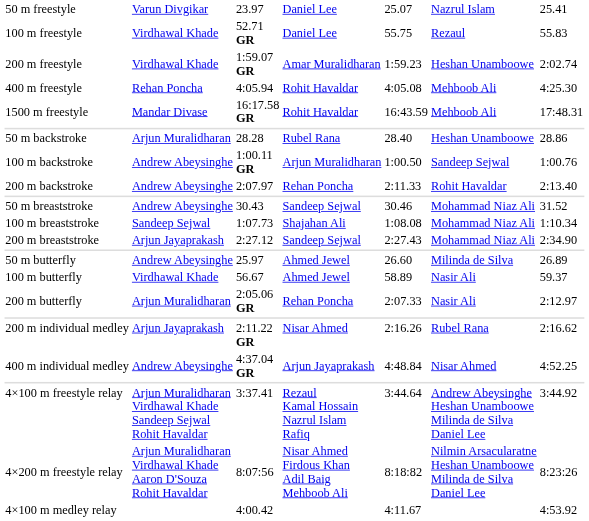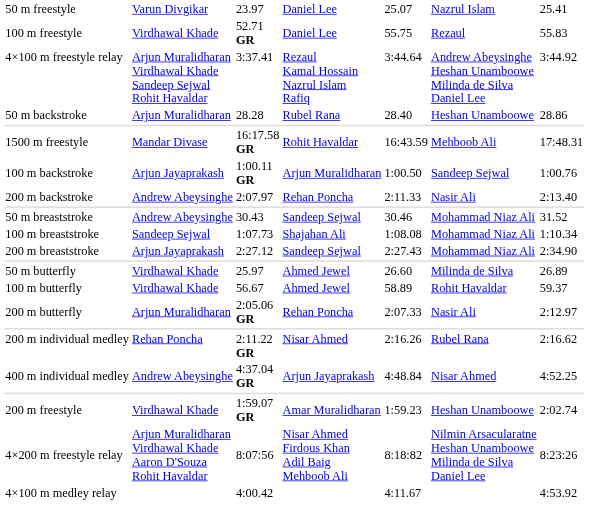rows swapped: (44, 64) <-> (64, 392)
- row: (44, 87)
rows swapped: (47, 111) <-> (46, 138)
(182, 162) Andrew Abeysinghe -> (178, 173) Arjun Jayaprakash
(469, 186) Rohit Havaldar -> (453, 197) Nasir Ali
(182, 260) Andrew Abeysinghe -> (175, 271) Virdhawal Khade
(453, 277) Nasir Ali -> (469, 288) Rohit Havaldar
(178, 328) Arjun Jayaprakash -> (167, 338) Rehan Poncha
